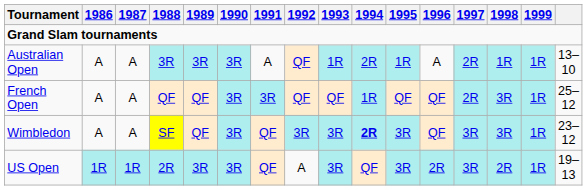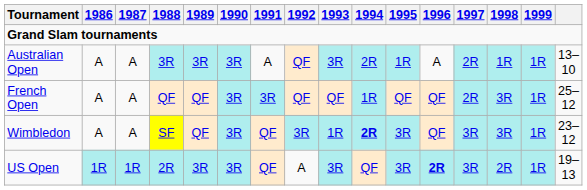(335, 62) 1R -> (335, 62) 3R
(335, 132) 3R -> (335, 132) 1R
(437, 167) normal -> (437, 167) bold
